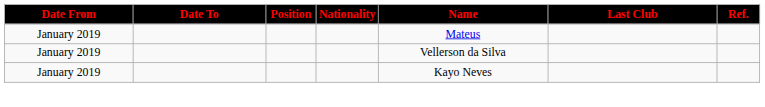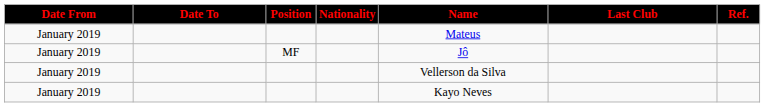+ row: (69, 53)
